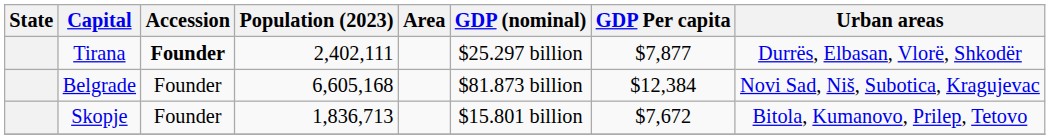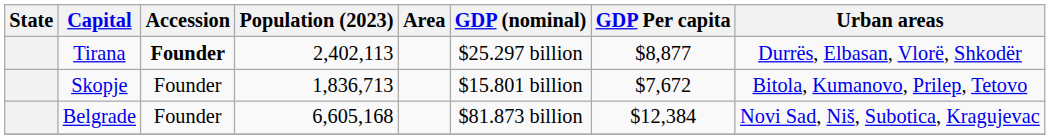(354, 52) 2,402,111 -> (353, 52) 2,402,113
(663, 52) $7,877 -> (663, 52) $8,877
rows swapped: (99, 117) <-> (99, 85)
